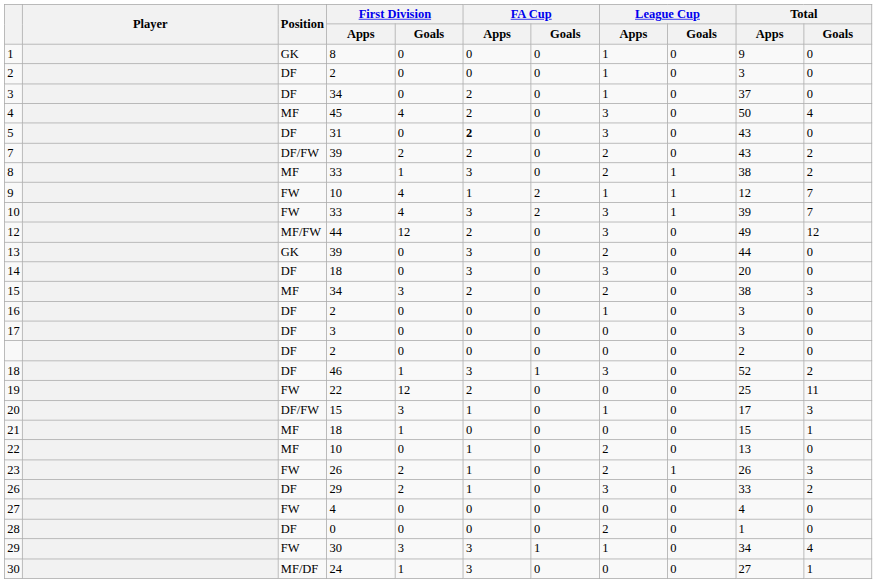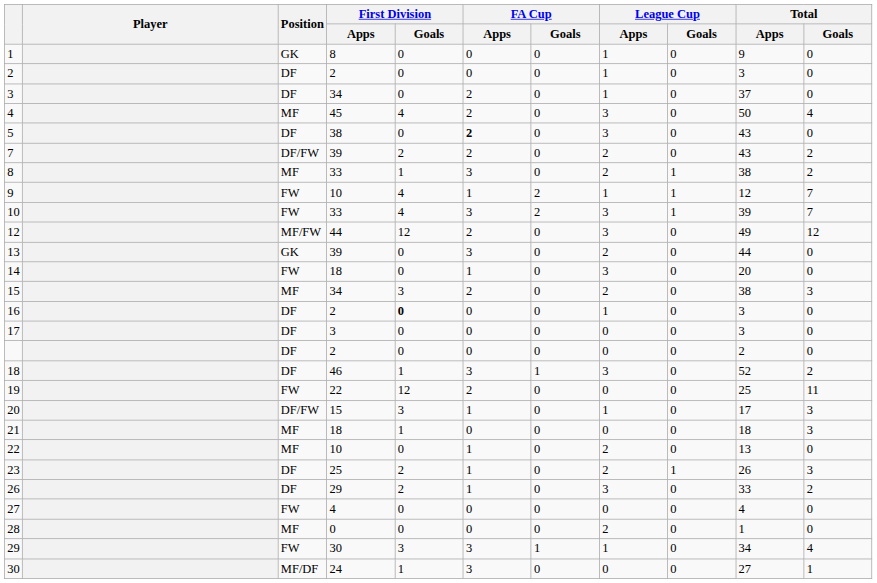(336, 133) 31 -> (336, 133) 38
(289, 271) DF -> (290, 271) FW
(469, 271) 3 -> (469, 271) 1
(401, 311) normal -> (401, 311) bold
(745, 430) 15 -> (745, 430) 18
(810, 430) 1 -> (810, 430) 3
(290, 469) FW -> (289, 469) DF
(336, 469) 26 -> (336, 469) 25
(289, 529) DF -> (290, 529) MF
